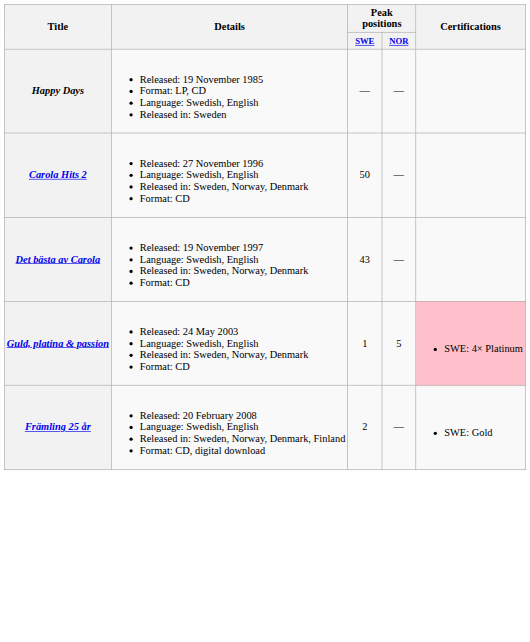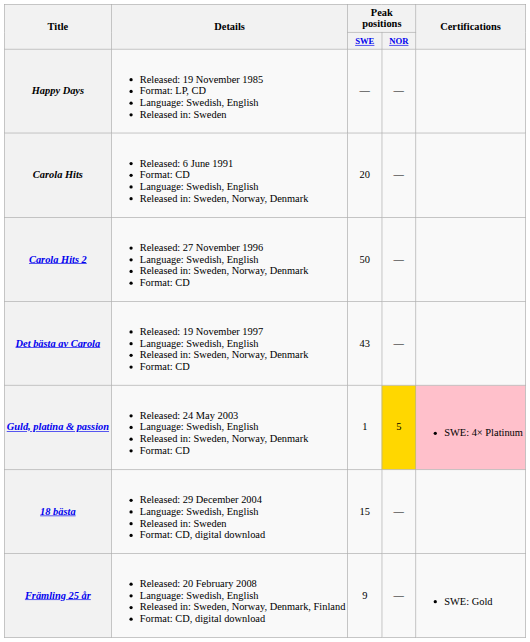+ row: (58, 175)
(399, 343) no background -> (399, 427) gold background
+ row: (58, 511)
(365, 427) 2 -> (365, 595) 9
